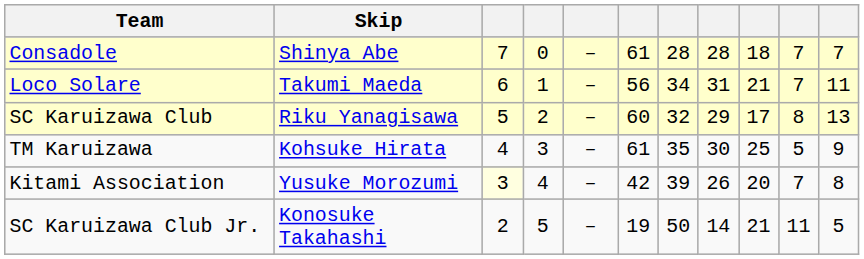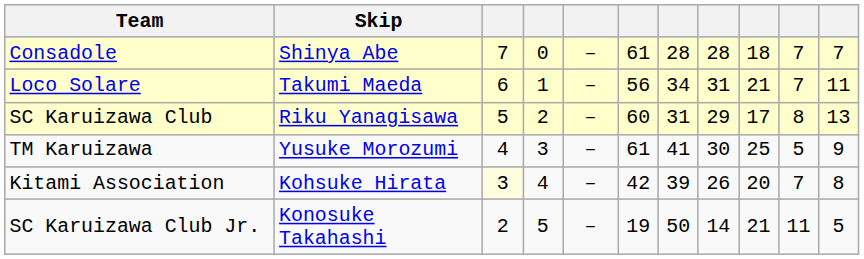(678, 118) 32 -> (678, 118) 31
(363, 151) Kohsuke Hirata -> (369, 151) Yusuke Morozumi
(678, 151) 35 -> (678, 151) 41
(369, 183) Yusuke Morozumi -> (363, 183) Kohsuke Hirata
